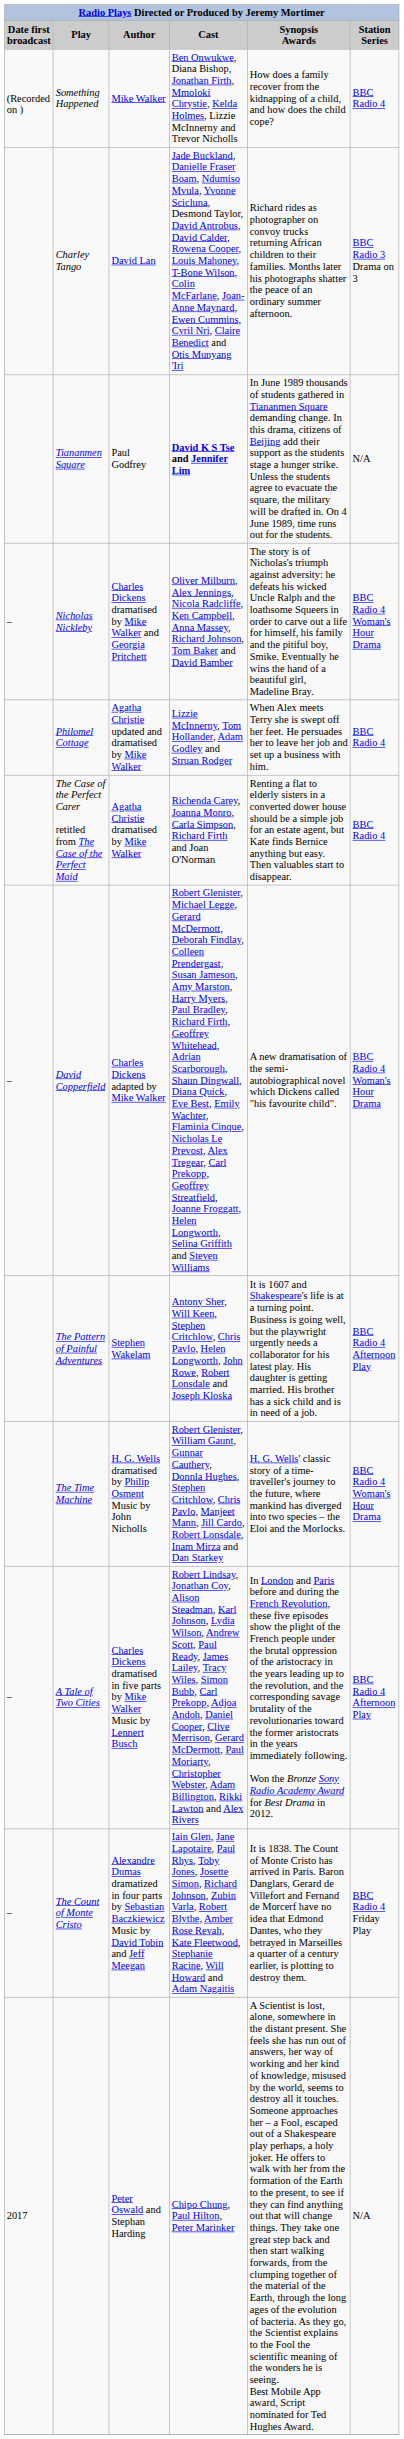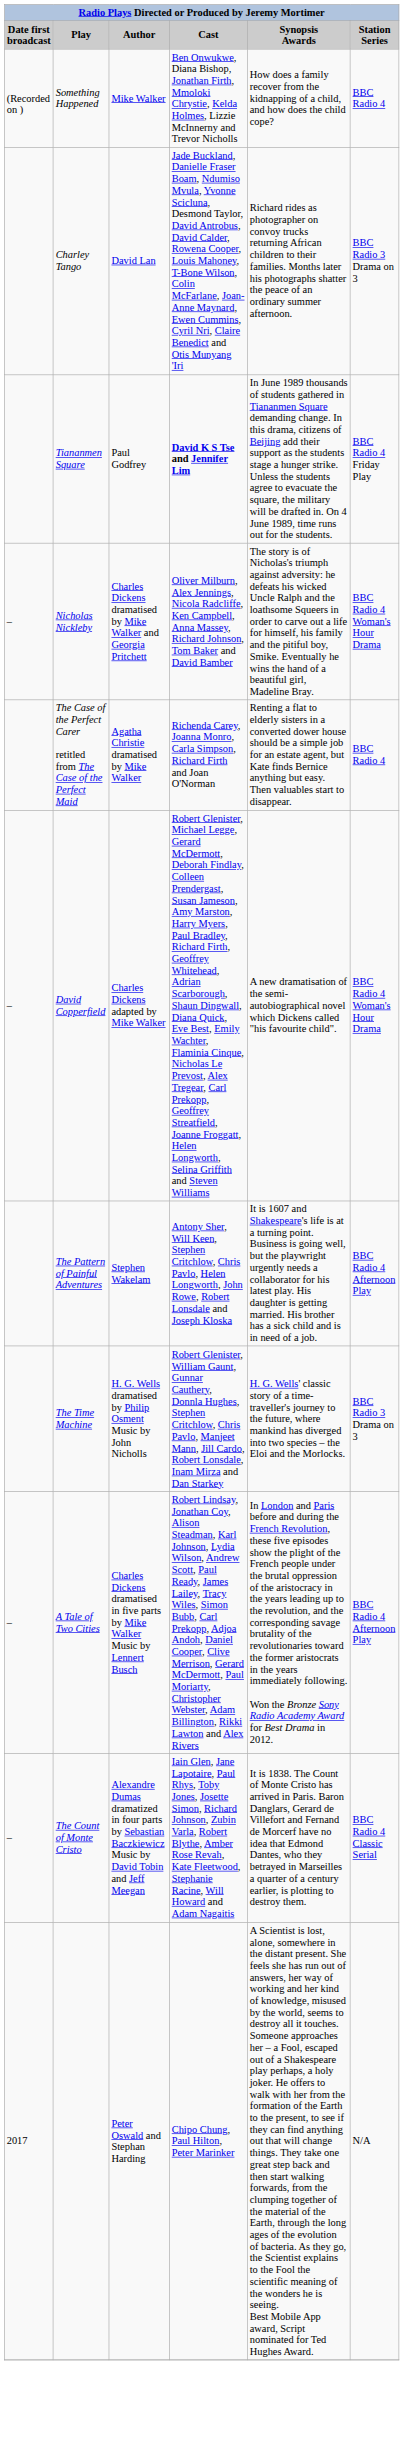(362, 458) N/A -> (369, 458) BBC Radio 4 Friday Play
- row: (74, 737)
(372, 1493) BBC Radio 4 Woman's Hour Drama -> (373, 1418) BBC Radio 3 Drama on 3
(369, 1913) BBC Radio 4 Friday Play -> (369, 1838) BBC Radio 4 Classic Serial
